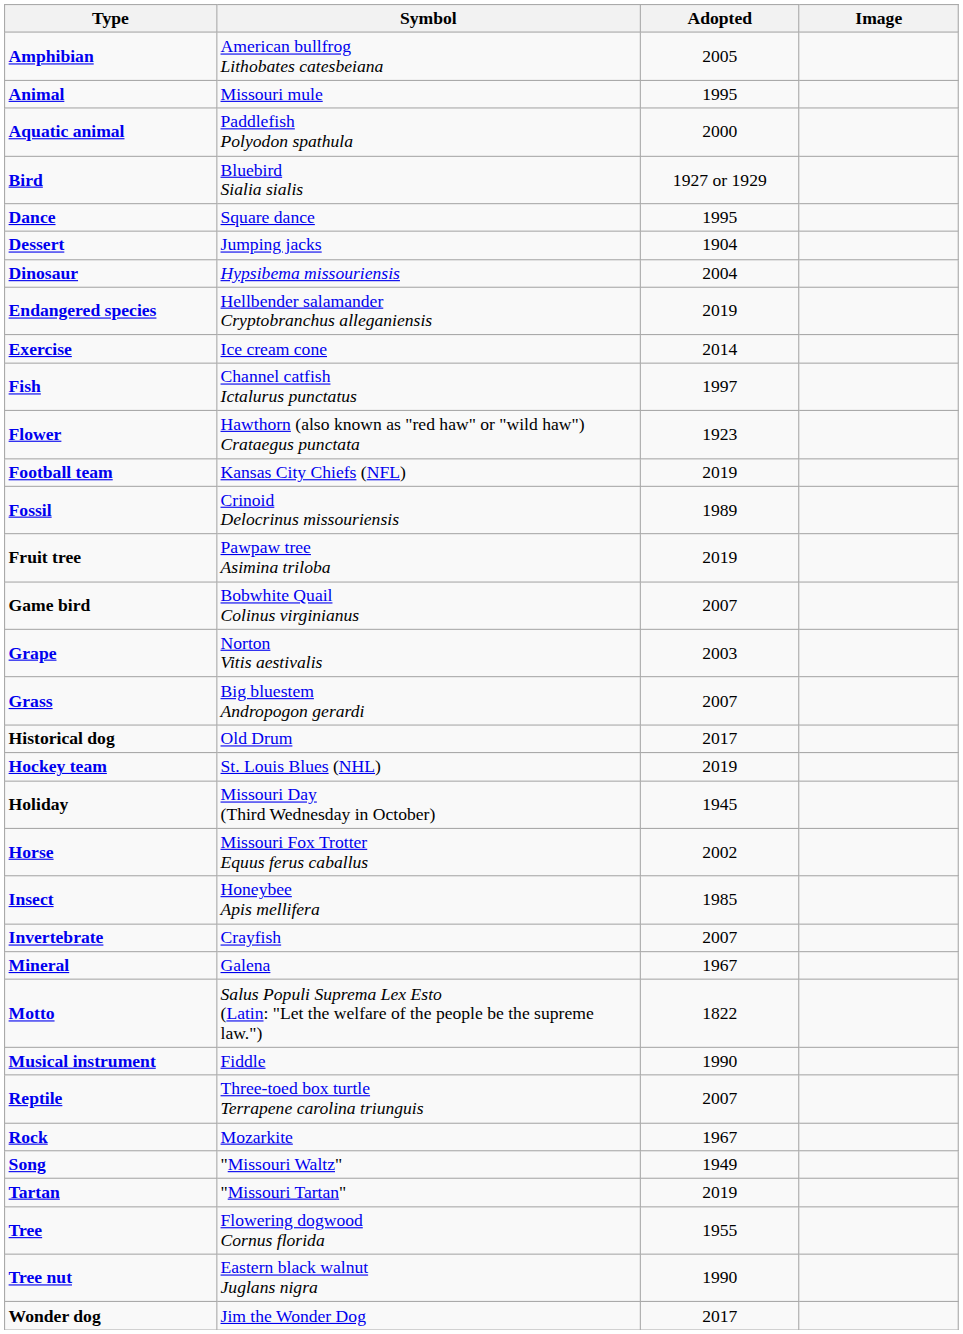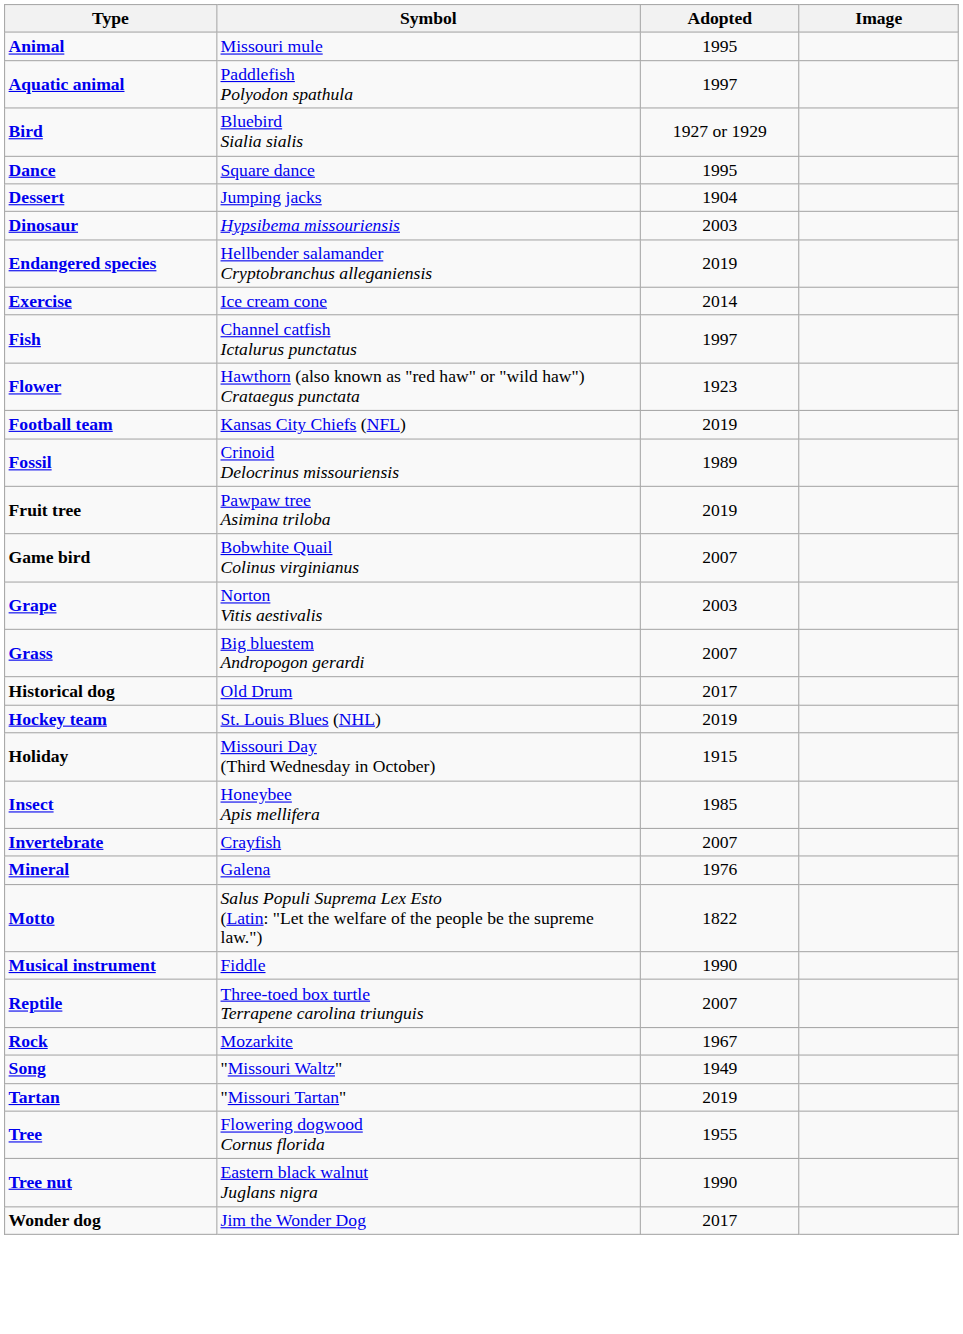- row: (51, 56)
(720, 131) 2000 -> (720, 84) 1997
(720, 273) 2004 -> (720, 225) 2003
(720, 804) 1945 -> (720, 756) 1915
- row: (31, 852)
(720, 965) 1967 -> (720, 870) 1976
